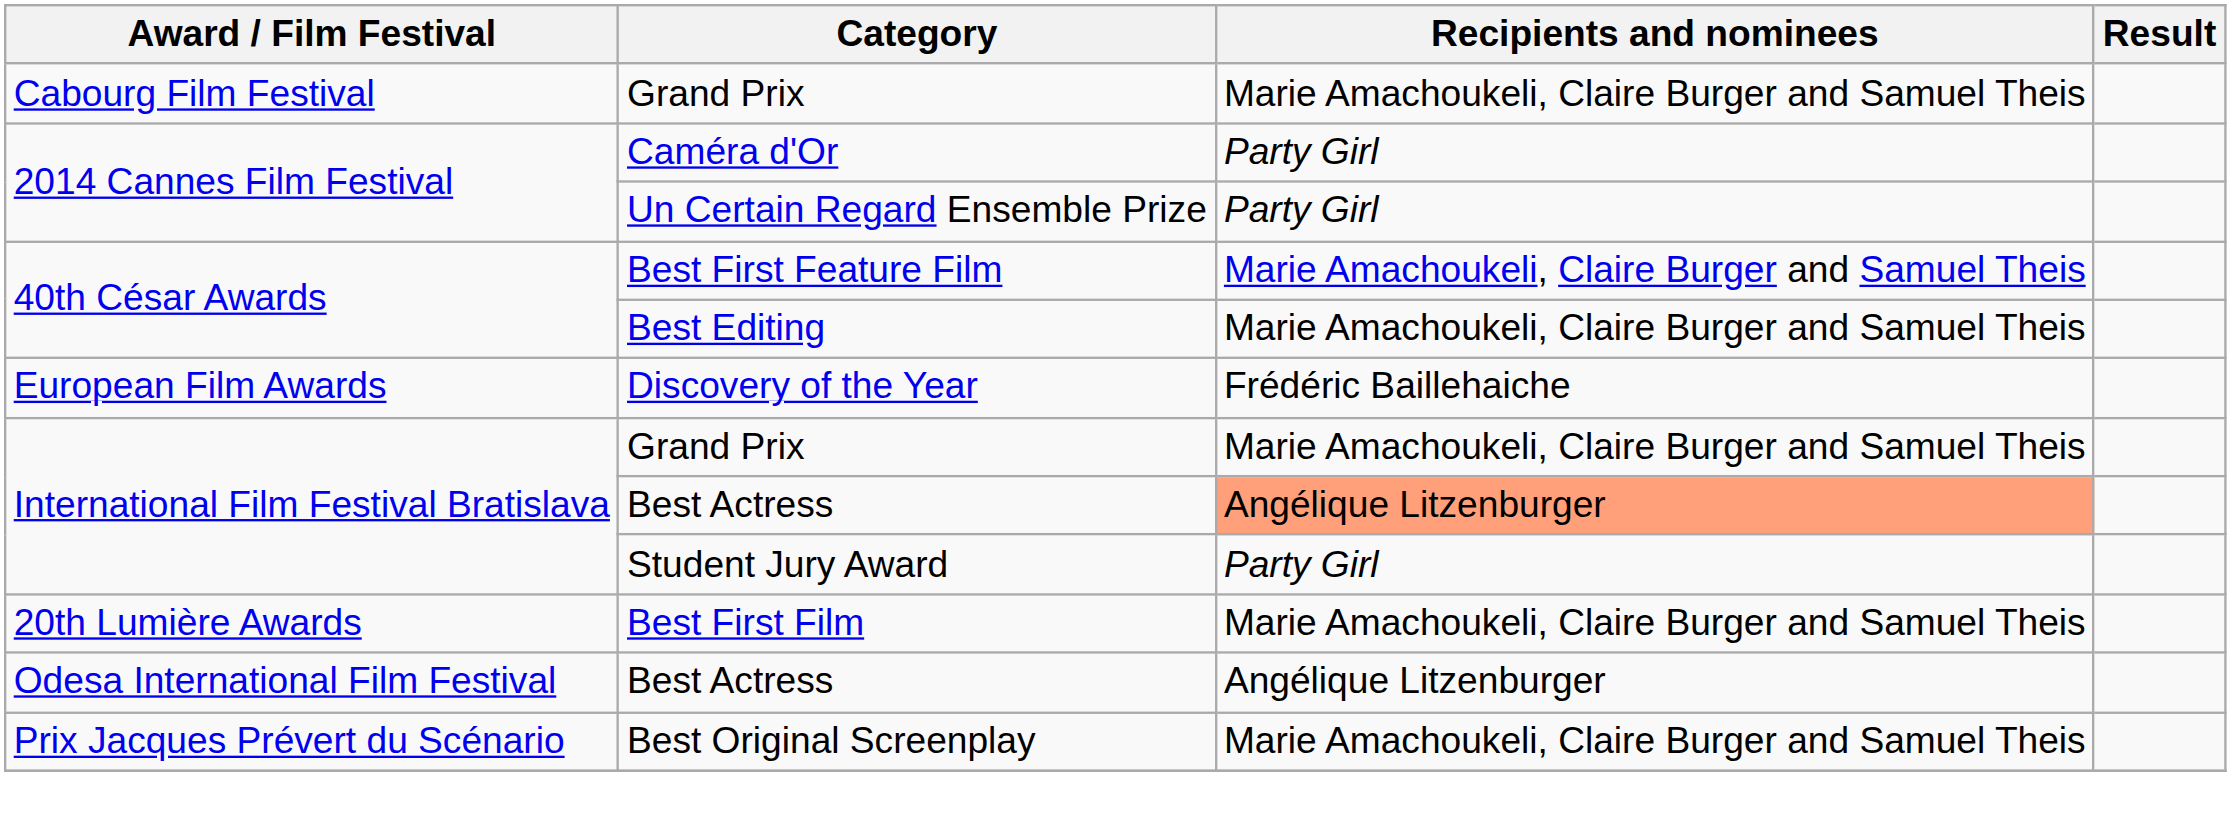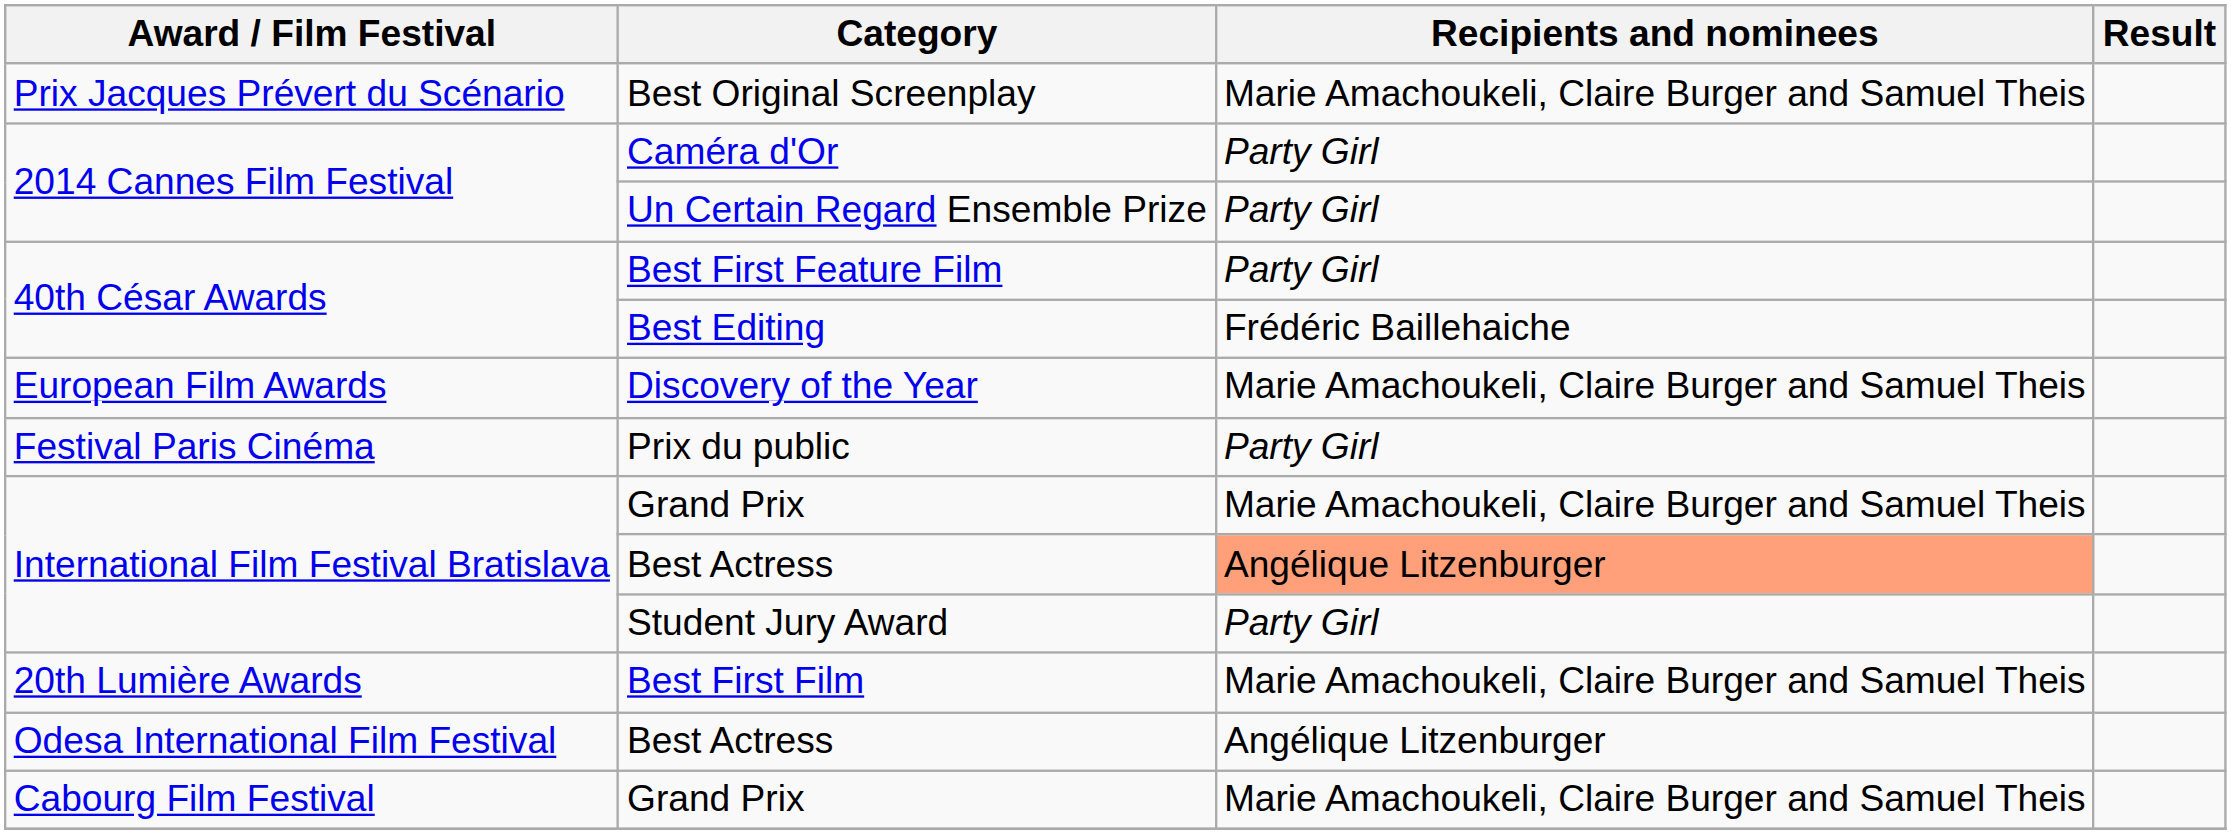rows swapped: (194, 92) <-> (289, 740)
(1655, 269) Marie Amachoukeli, Claire Burger and Samuel Theis -> (1301, 269) Party Girl
(1655, 328) Marie Amachoukeli, Claire Burger and Samuel Theis -> (1397, 328) Frédéric Baillehaiche
(1397, 387) Frédéric Baillehaiche -> (1655, 387) Marie Amachoukeli, Claire Burger and Samuel Theis
+ row: (194, 446)
